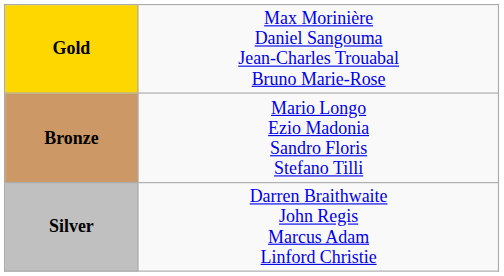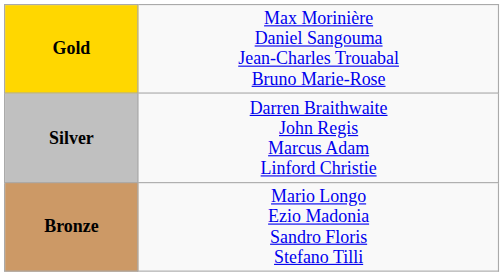rows swapped: (71, 226) <-> (71, 137)
